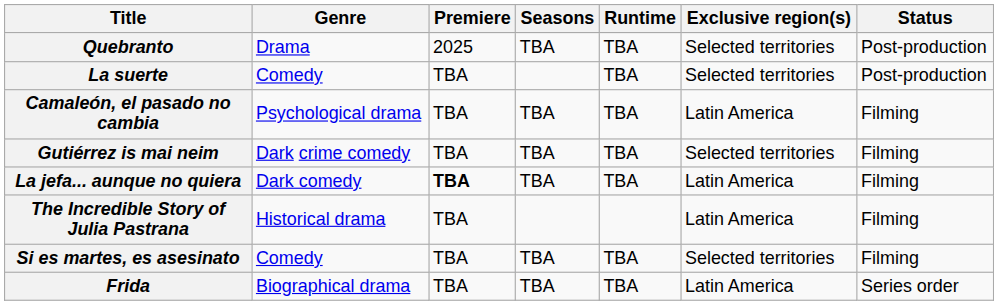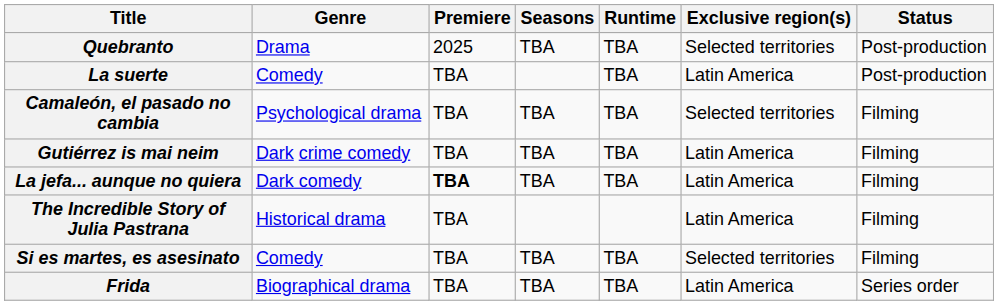(760, 75) Selected territories -> (739, 75) Latin America
(739, 114) Latin America -> (760, 114) Selected territories
(760, 152) Selected territories -> (739, 152) Latin America
